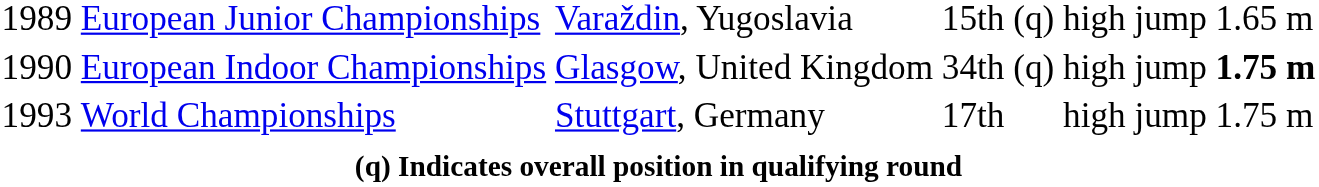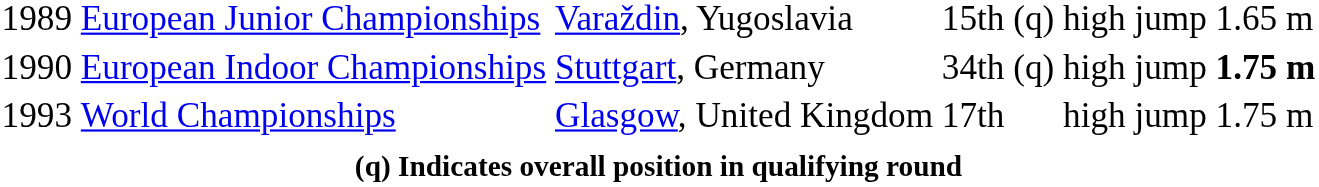(744, 67) Glasgow, United Kingdom -> (690, 67) Stuttgart, Germany
(690, 115) Stuttgart, Germany -> (744, 115) Glasgow, United Kingdom
